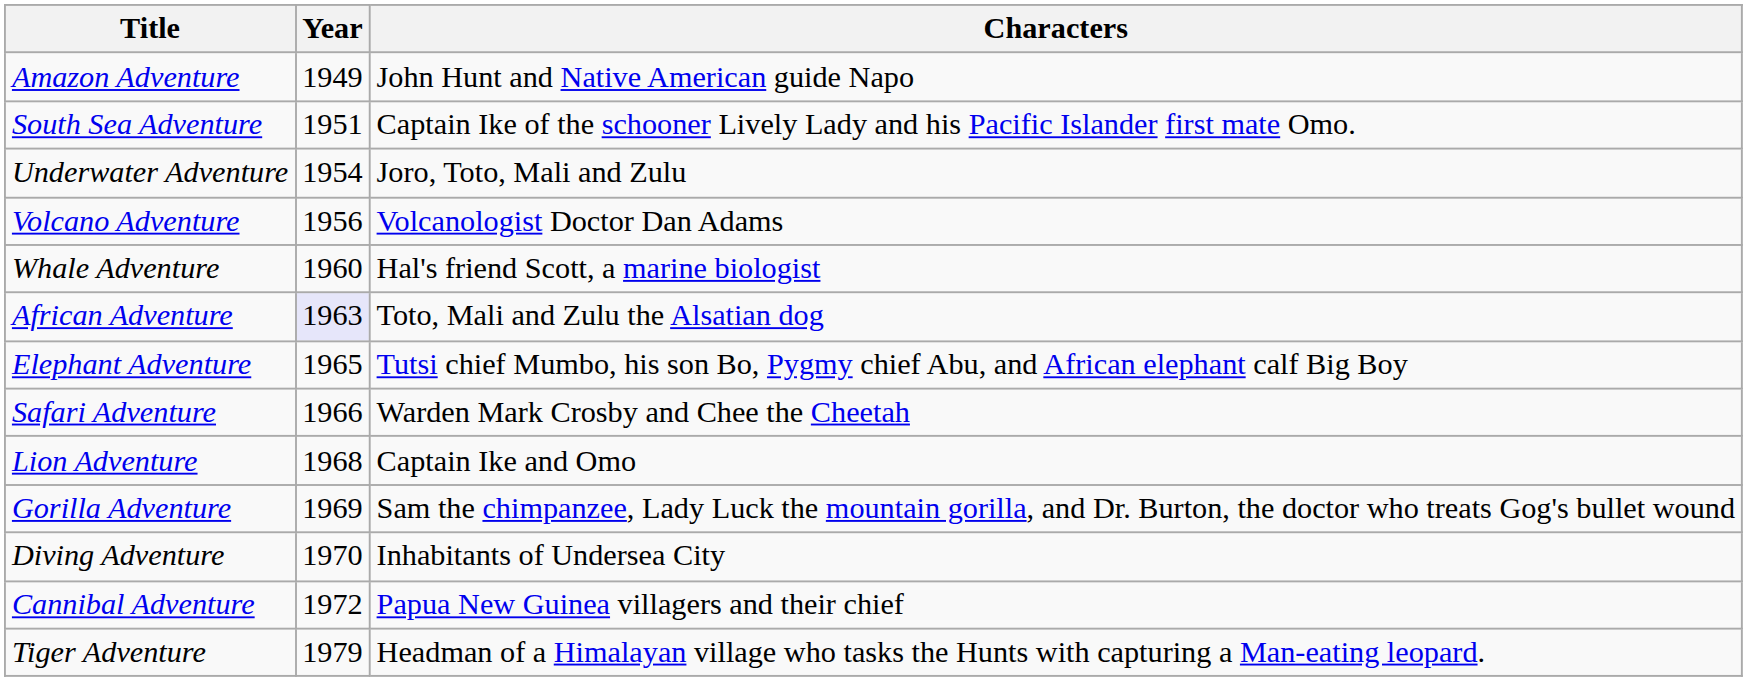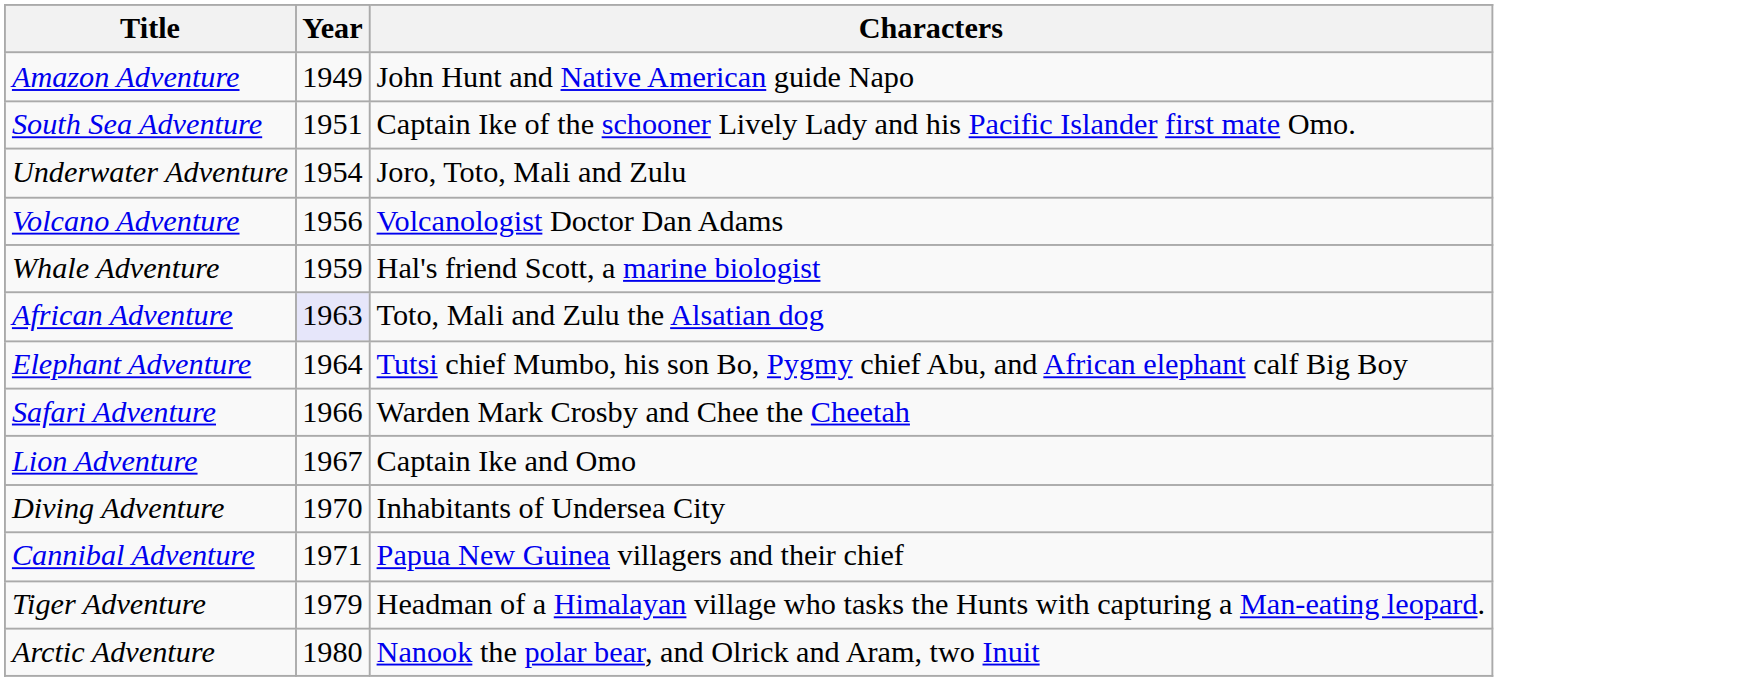(332, 268) 1960 -> (332, 268) 1959
(332, 364) 1965 -> (332, 364) 1964
(332, 460) 1968 -> (332, 460) 1967
- row: (122, 508)
(332, 603) 1972 -> (332, 556) 1971
+ row: (113, 651)
